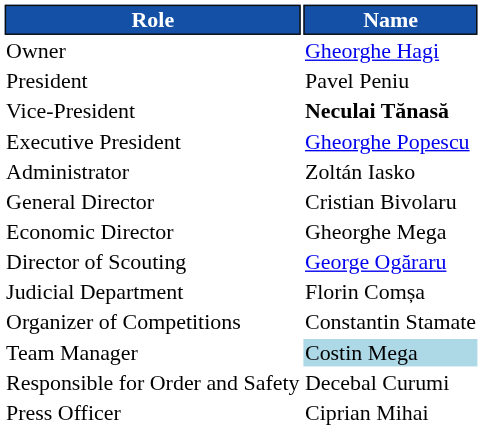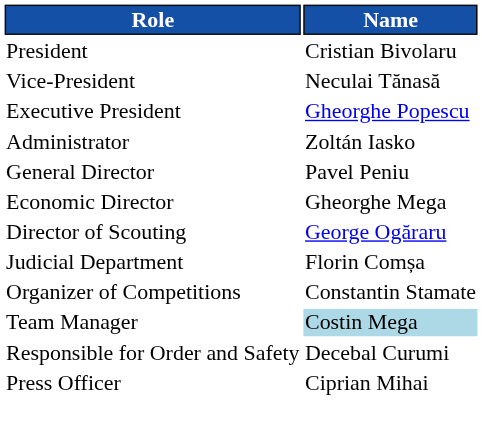- row: (36, 51)
(357, 81) Pavel Peniu -> (381, 51) Cristian Bivolaru
(377, 111) bold -> (373, 81) normal
(381, 201) Cristian Bivolaru -> (357, 171) Pavel Peniu
